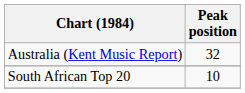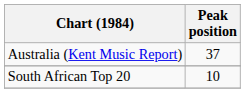(213, 54) 32 -> (213, 54) 37
